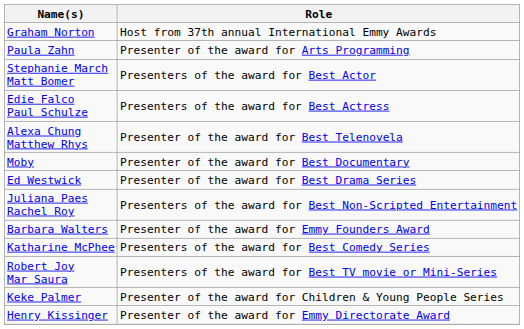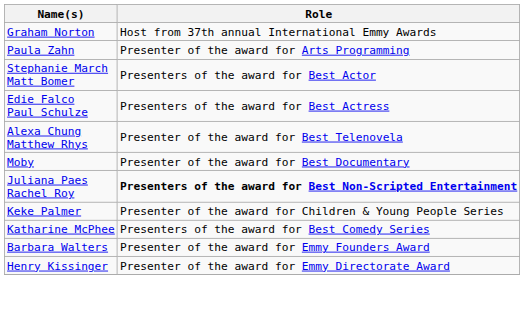- row: (44, 180)
(319, 204) normal -> (319, 186) bold
rows swapped: (44, 297) <-> (58, 229)
- row: (41, 272)
